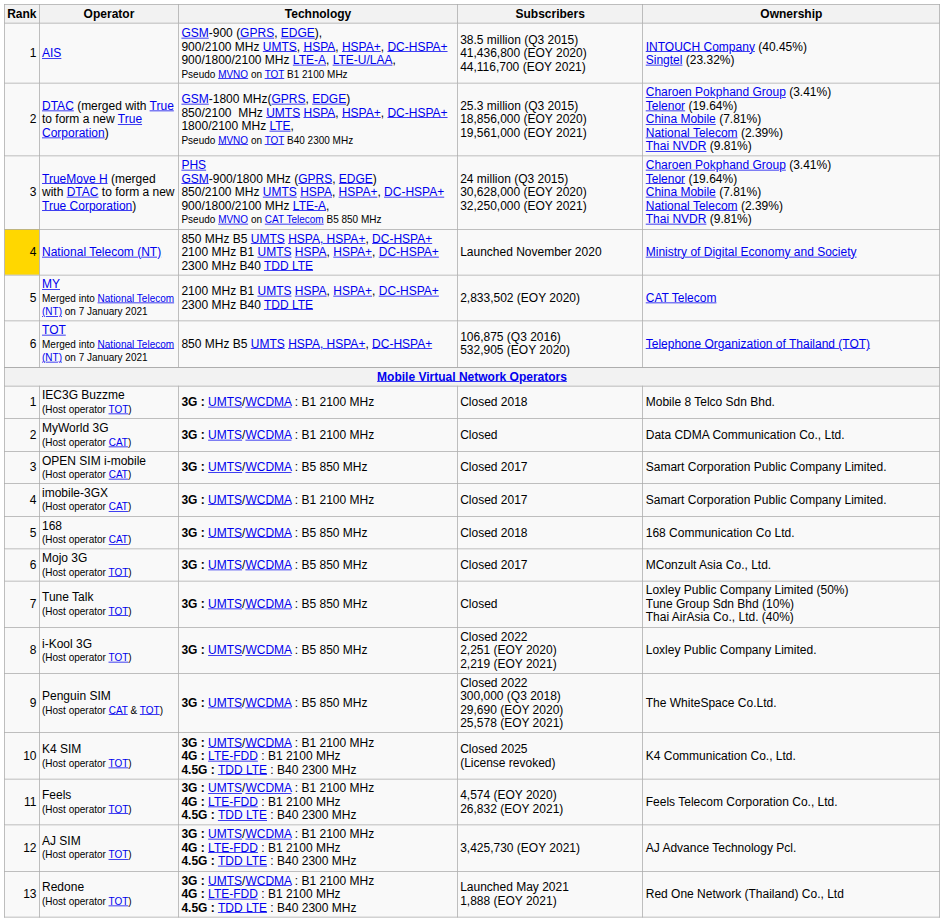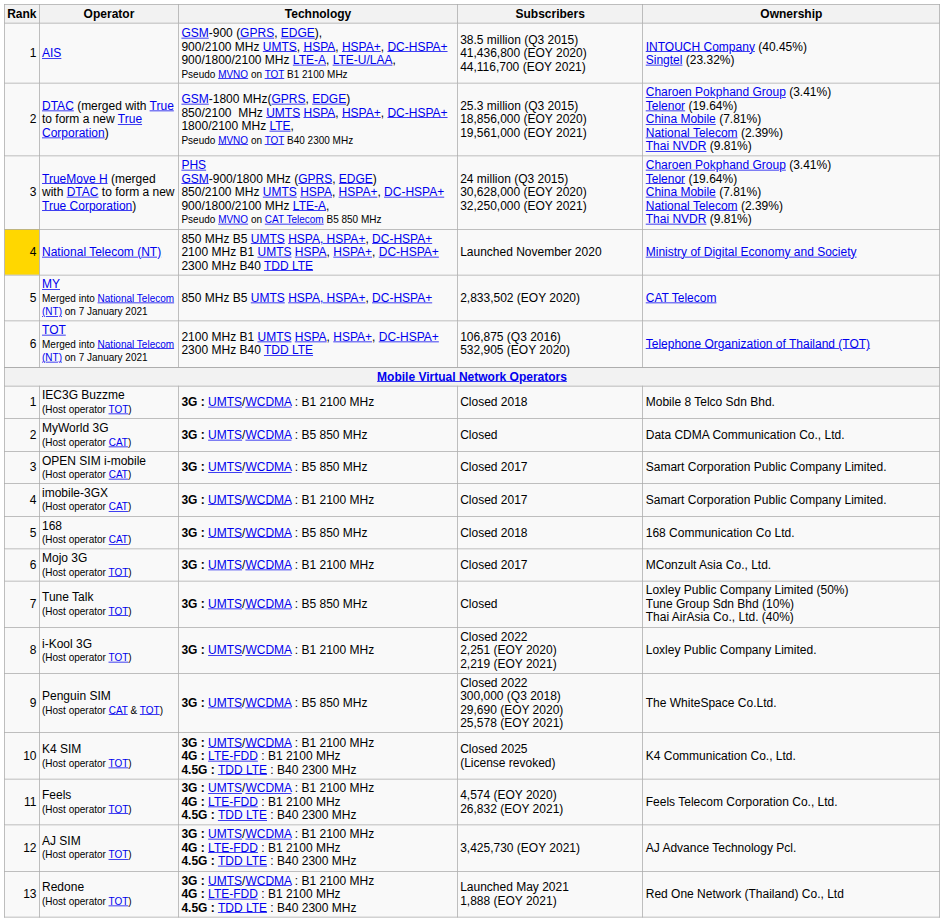(310, 298) 2100 MHz B1 UMTS HSPA, HSPA+, DC-HSPA+ 2300 MHz B40 TDD LTE -> (307, 298) 850 MHz B5 UMTS HSPA, HSPA+, DC-HSPA+
(307, 344) 850 MHz B5 UMTS HSPA, HSPA+, DC-HSPA+ -> (310, 344) 2100 MHz B1 UMTS HSPA, HSPA+, DC-HSPA+ 2300 MHz B40 TDD LTE
(278, 435) 3G : UMTS/WCDMA : B1 2100 MHz -> (274, 435) 3G : UMTS/WCDMA : B5 850 MHz
(274, 565) 3G : UMTS/WCDMA : B5 850 MHz -> (278, 565) 3G : UMTS/WCDMA : B1 2100 MHz
(274, 650) 3G : UMTS/WCDMA : B5 850 MHz -> (278, 650) 3G : UMTS/WCDMA : B1 2100 MHz
